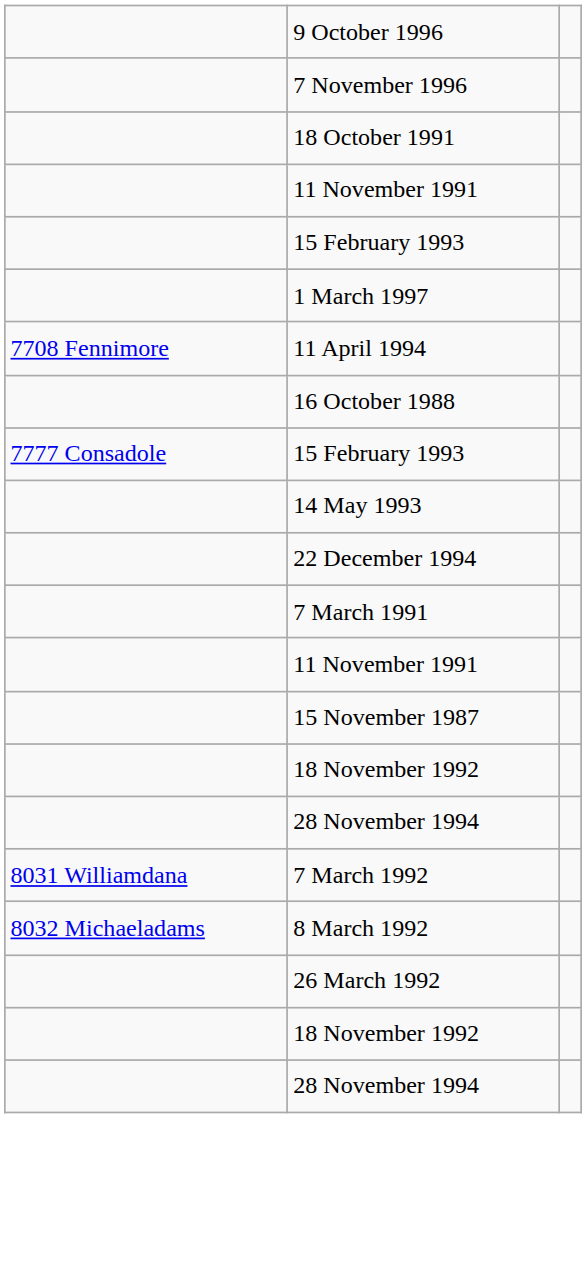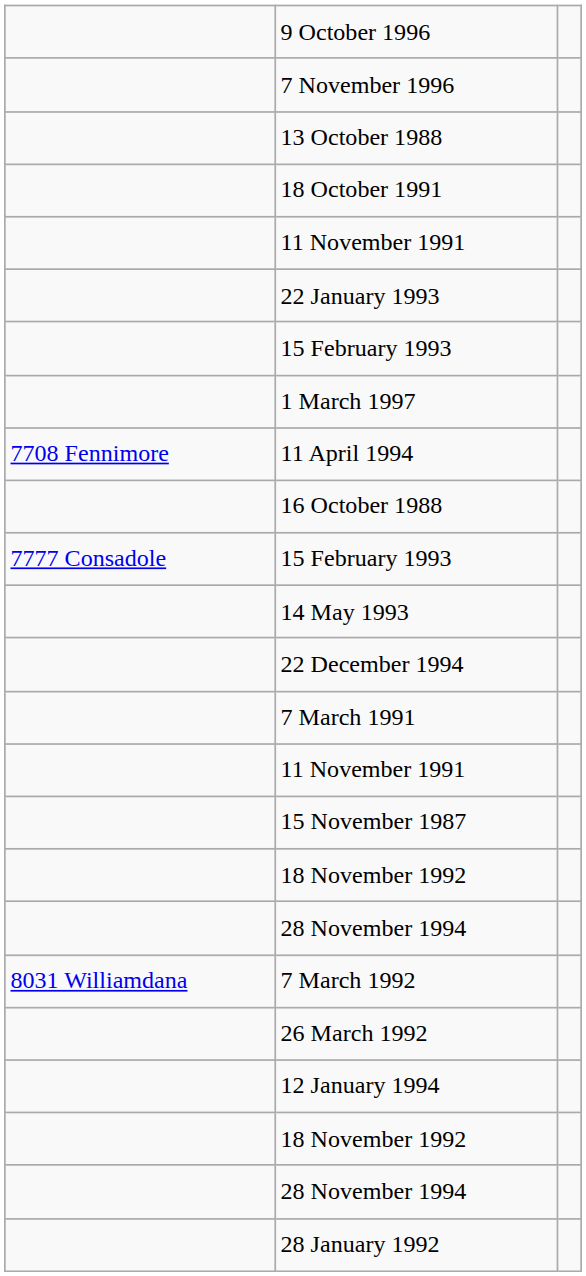+ row: (140, 138)
+ row: (140, 296)
- row: (108, 927)
+ row: (140, 1086)
+ row: (140, 1245)
